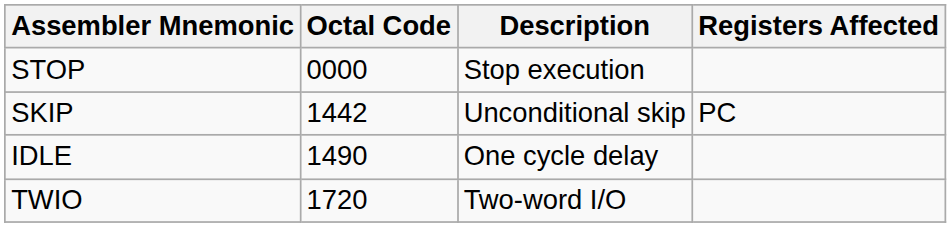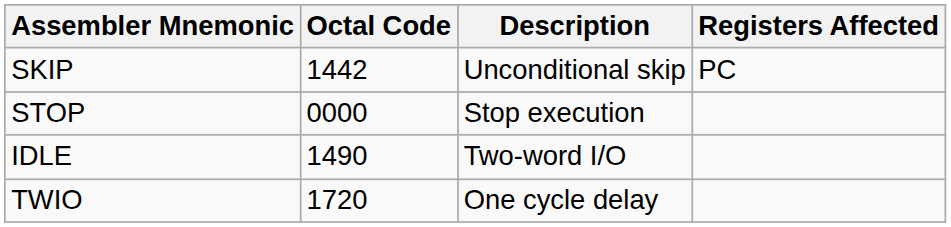rows swapped: (48, 69) <-> (42, 112)
(561, 156) One cycle delay -> (545, 156) Two-word I/O
(545, 199) Two-word I/O -> (561, 199) One cycle delay
